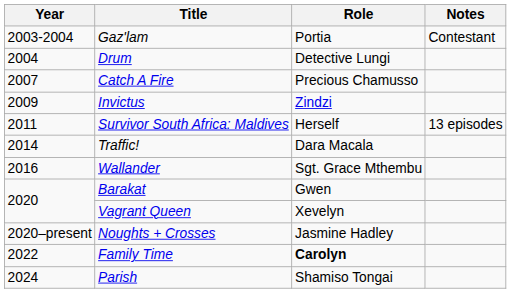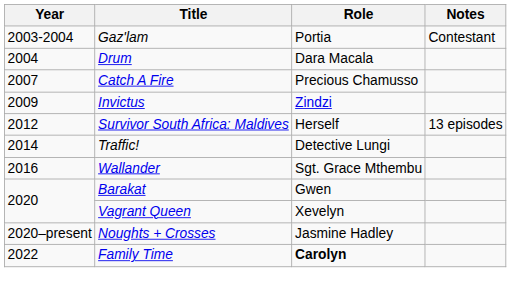(343, 59) Detective Lungi -> (334, 59) Dara Macala
(22, 124) 2011 -> (23, 124) 2012
(334, 146) Dara Macala -> (343, 146) Detective Lungi
- row: (118, 277)
